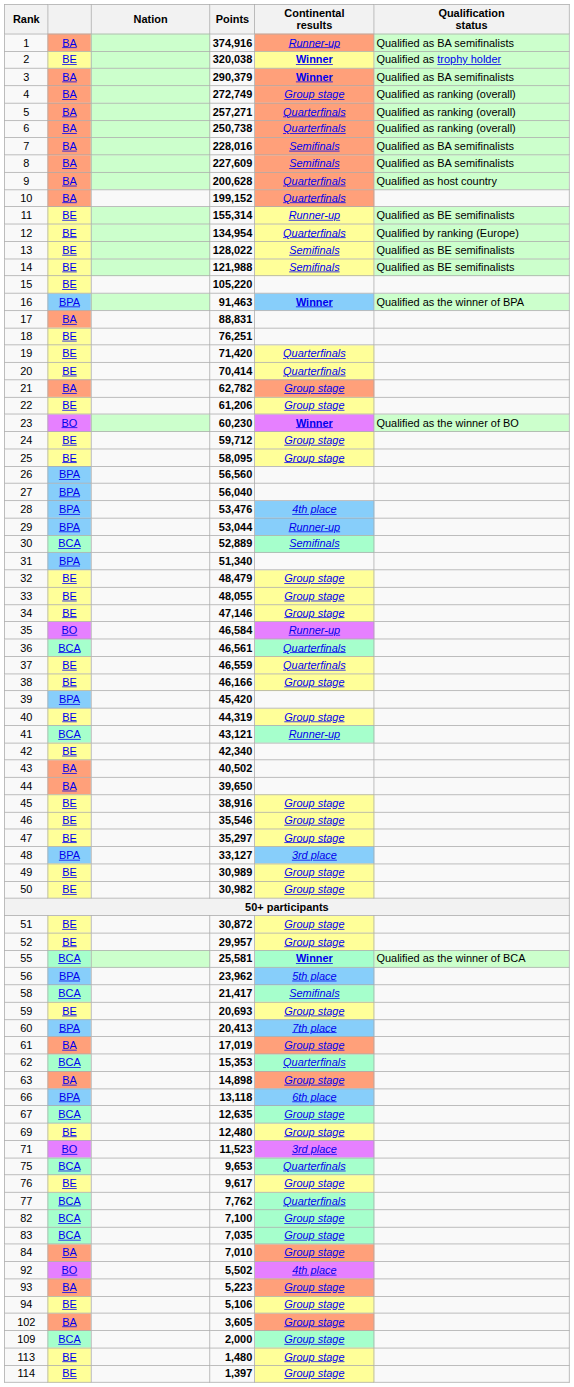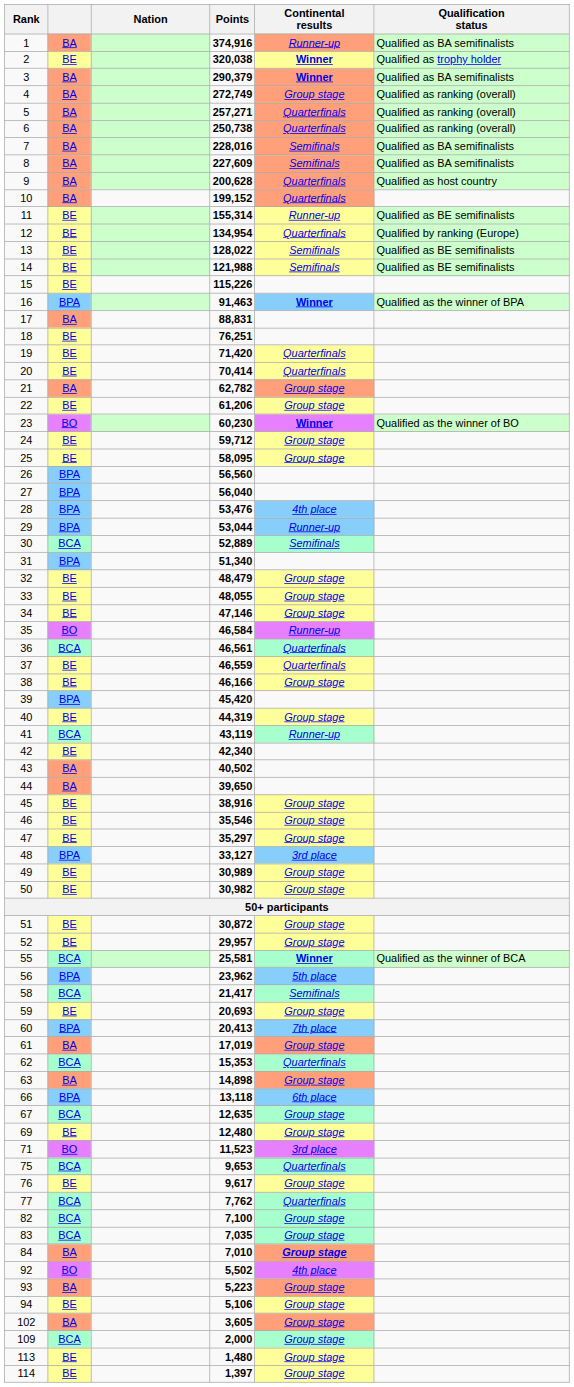(232, 285) 105,220 -> (233, 285) 115,226
(236, 734) 43,121 -> (236, 734) 43,119
(314, 1253) normal -> (314, 1253) bold
